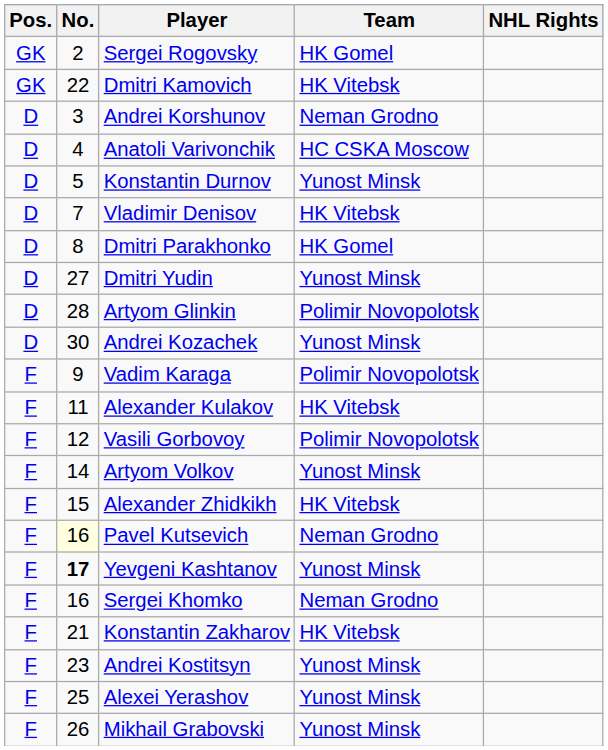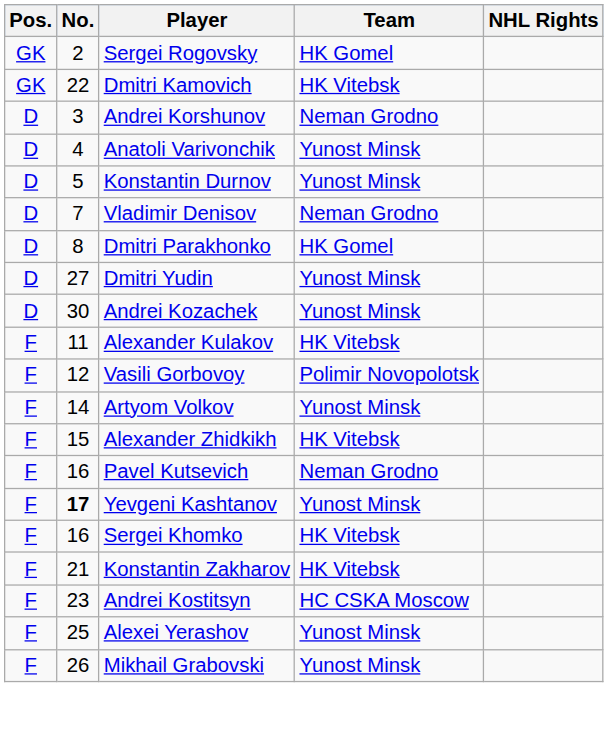(384, 149) HC CSKA Moscow -> (360, 149) Yunost Minsk
(350, 213) HK Vitebsk -> (369, 213) Neman Grodno
- row: (170, 310)
- row: (167, 375)
(78, 536) lightyellow background -> (78, 471) no background
(369, 600) Neman Grodno -> (350, 536) HK Vitebsk
(360, 665) Yunost Minsk -> (384, 600) HC CSKA Moscow
